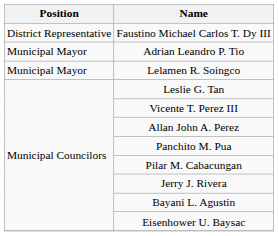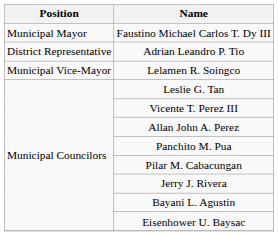(59, 33) District Representative -> (47, 33) Municipal Mayor
(47, 51) Municipal Mayor -> (59, 51) District Representative
(47, 70) Municipal Mayor -> (59, 70) Municipal Vice-Mayor
